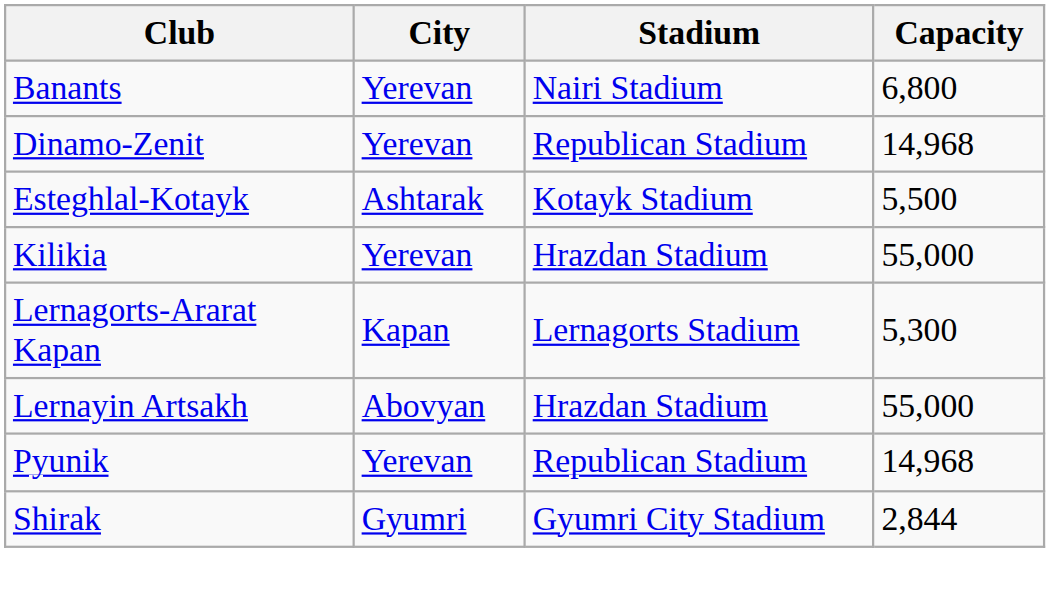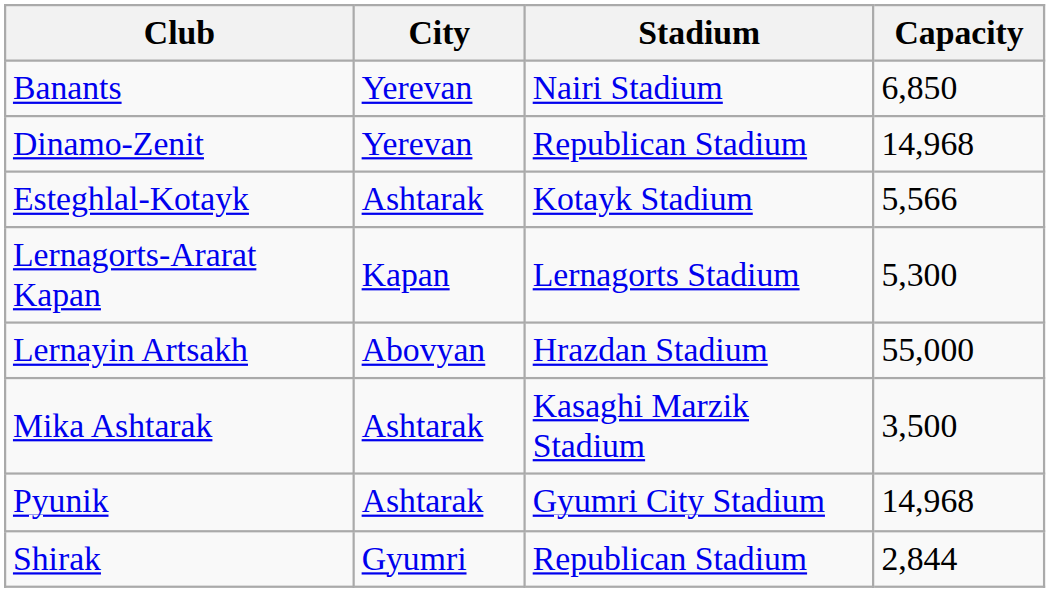(919, 88) 6,800 -> (919, 88) 6,850
(919, 199) 5,500 -> (919, 199) 5,566
- row: (60, 255)
+ row: (113, 426)
(417, 461) Yerevan -> (422, 501) Ashtarak
(670, 461) Republican Stadium -> (679, 501) Gyumri City Stadium
(679, 517) Gyumri City Stadium -> (670, 557) Republican Stadium
